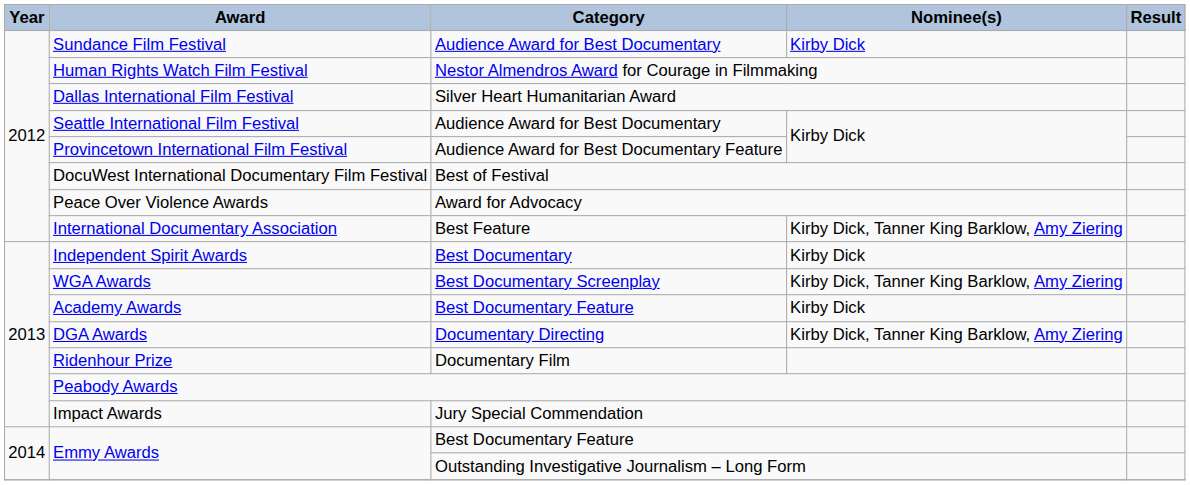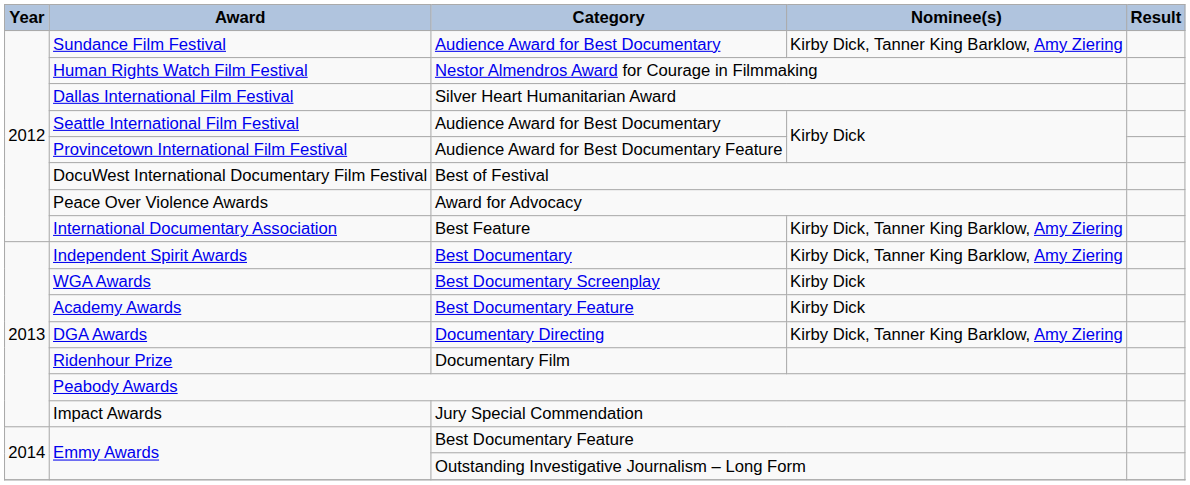(828, 44) Kirby Dick -> (956, 44) Kirby Dick, Tanner King Barklow, Amy Ziering
(828, 255) Kirby Dick -> (956, 255) Kirby Dick, Tanner King Barklow, Amy Ziering
(956, 281) Kirby Dick, Tanner King Barklow, Amy Ziering -> (828, 281) Kirby Dick
